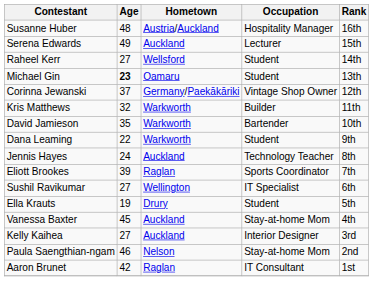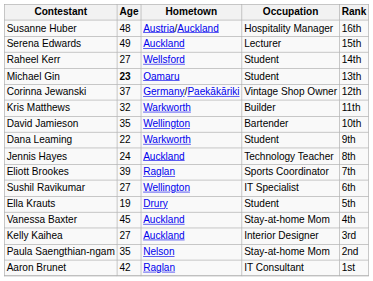(167, 124) Warkworth -> (167, 124) Wellington
(125, 252) 46 -> (125, 252) 35
